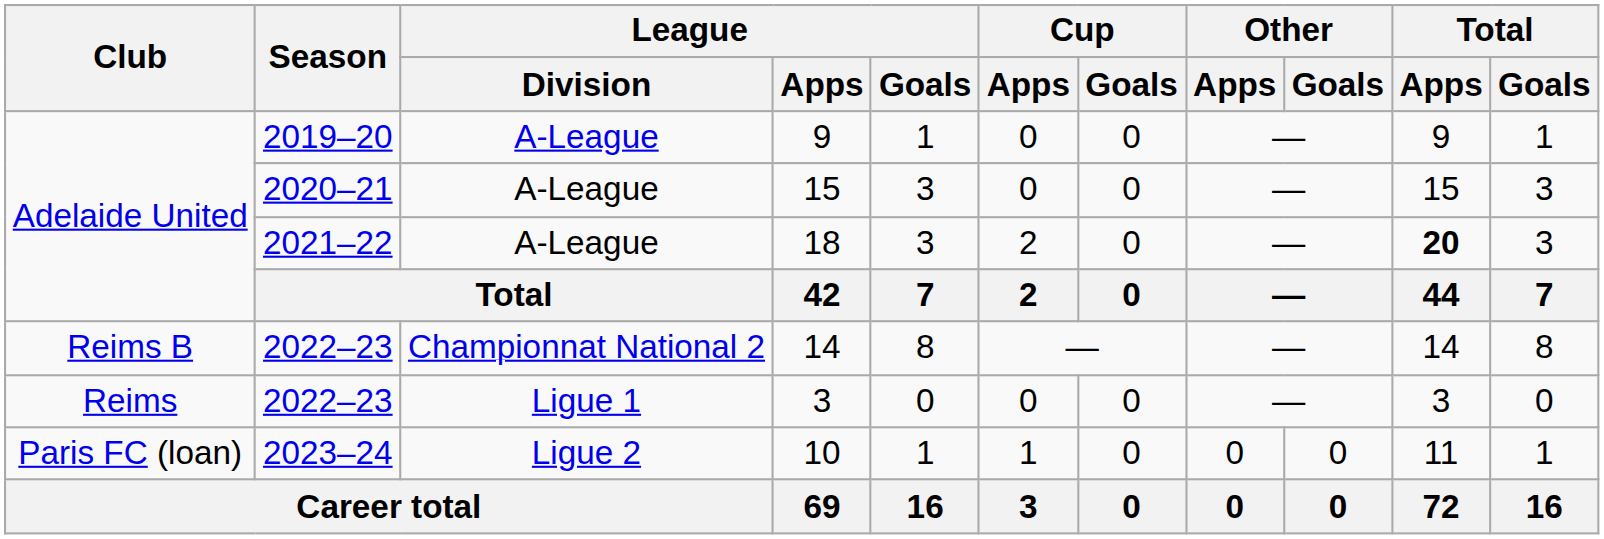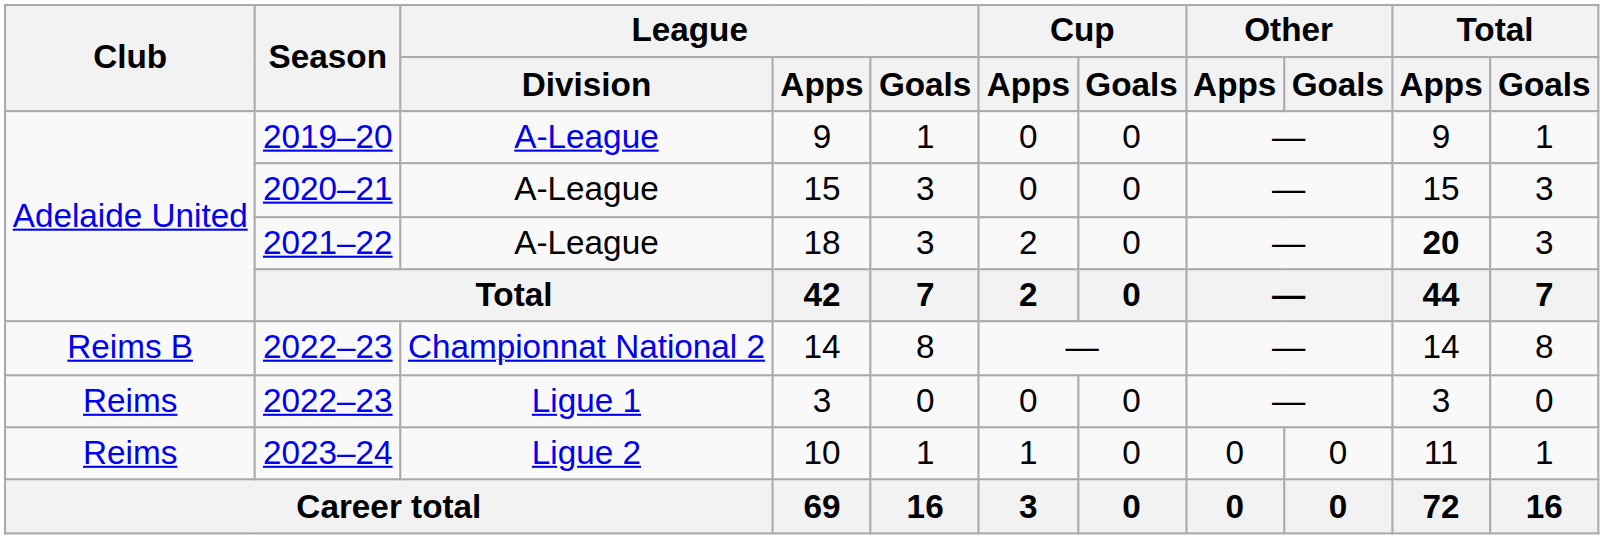(130, 453) Paris FC (loan) -> (130, 453) Reims
